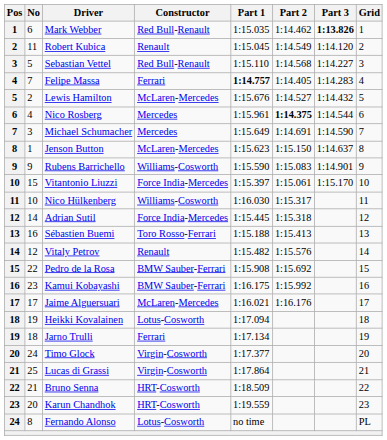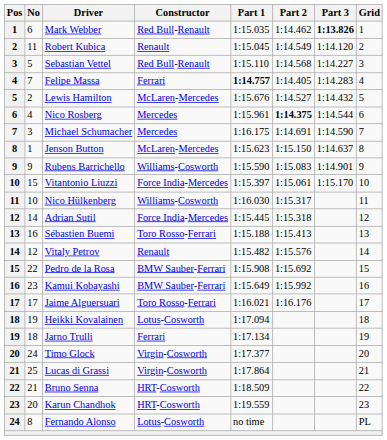(251, 131) 1:15.649 -> (251, 131) 1:16.175
(251, 285) 1:16.175 -> (251, 285) 1:15.649
(178, 302) McLaren-Mercedes -> (177, 302) Toro Rosso-Ferrari
